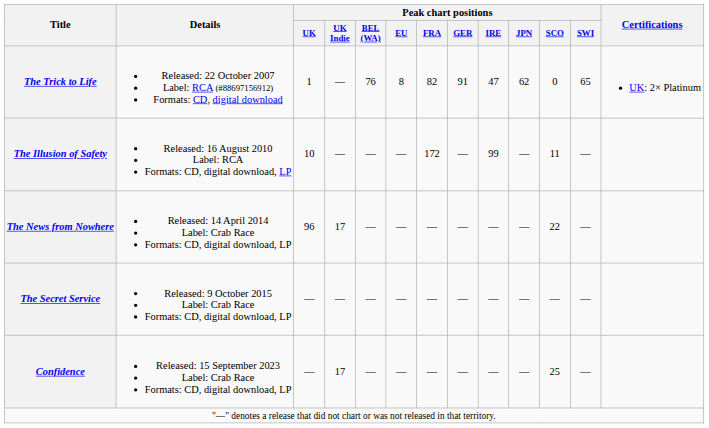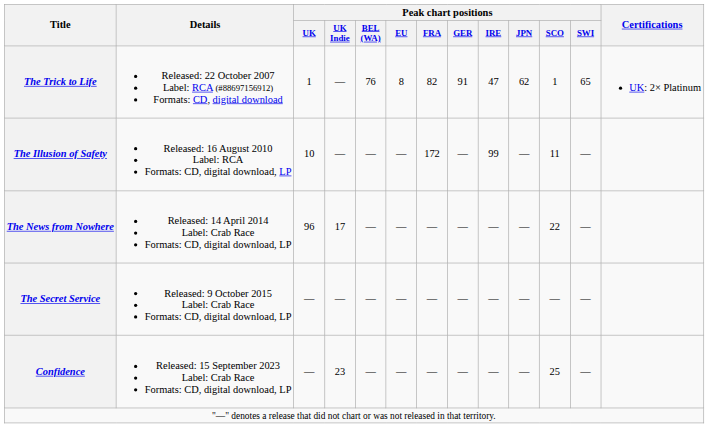(555, 82) 0 -> (555, 82) 1
(340, 371) 17 -> (340, 371) 23
